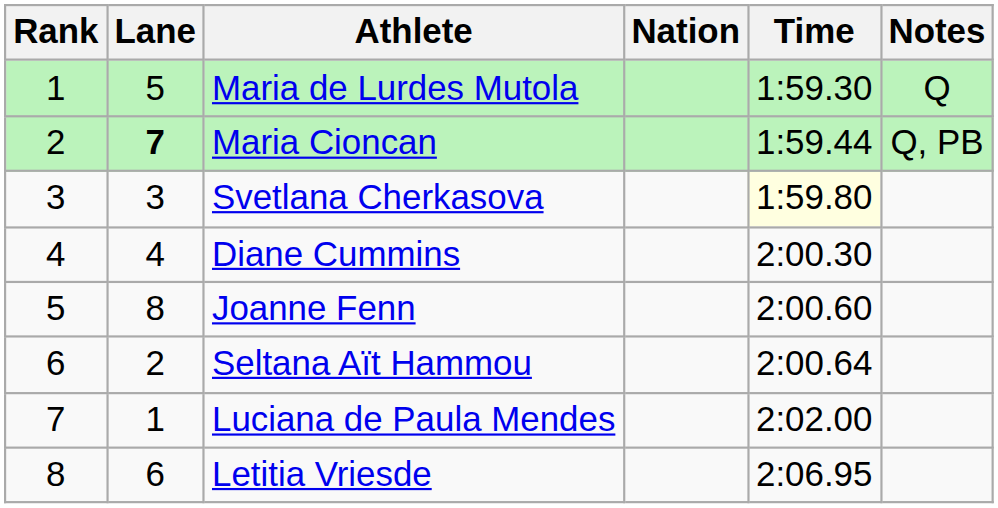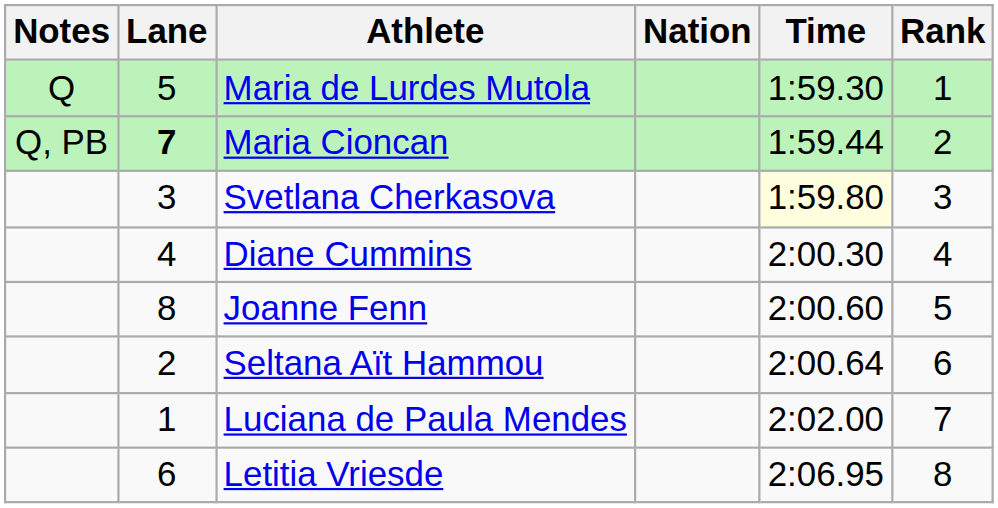columns swapped: (56, 32) <-> (937, 32)
